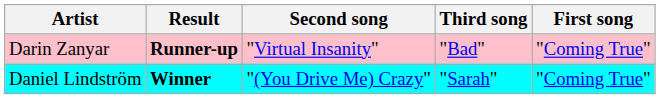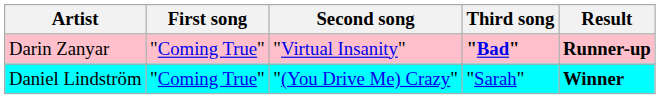columns swapped: (593, 19) <-> (194, 19)
(462, 49) normal -> (493, 49) bold
